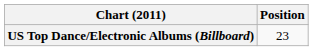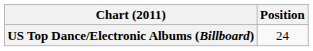(282, 35) 23 -> (282, 35) 24
